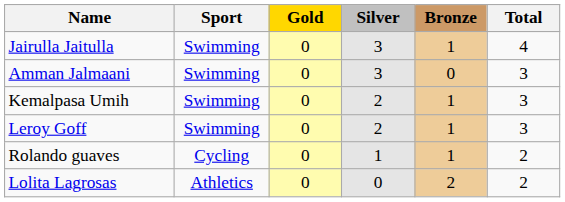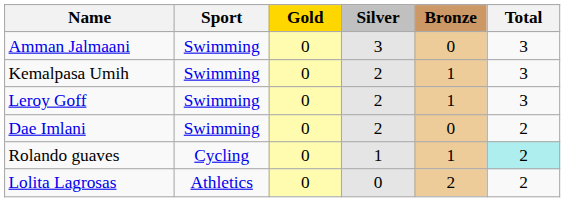- row: (61, 45)
+ row: (47, 127)
(524, 155) no background -> (524, 155) paleturquoise background
